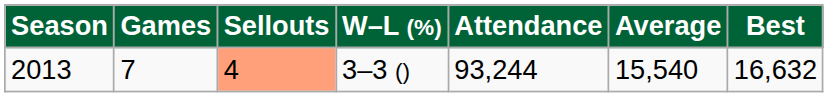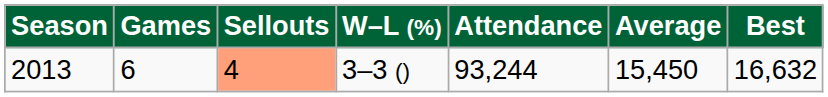(128, 69) 7 -> (128, 69) 6
(657, 69) 15,540 -> (657, 69) 15,450
